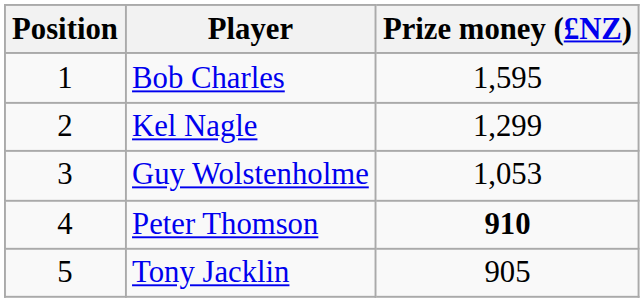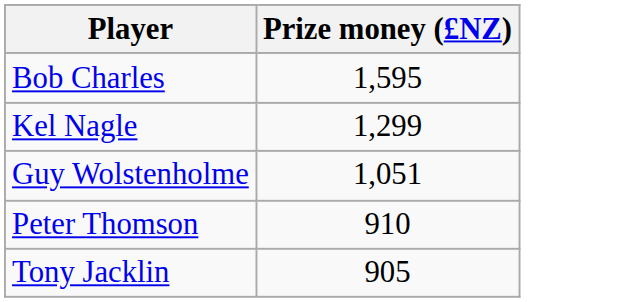- column: (65, 28)
(507, 175) 1,053 -> (387, 175) 1,051
(507, 223) bold -> (387, 223) normal
